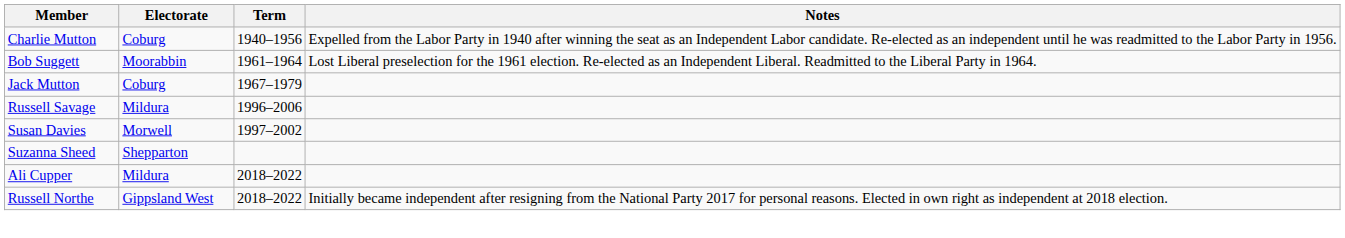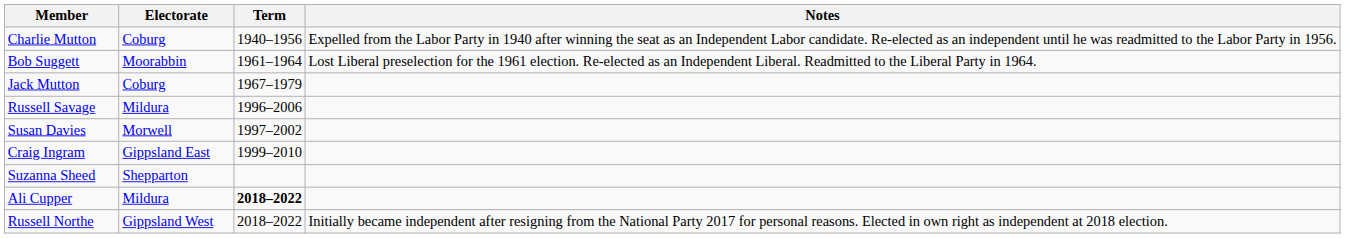+ row: (46, 152)
(269, 175) normal -> (269, 198) bold
